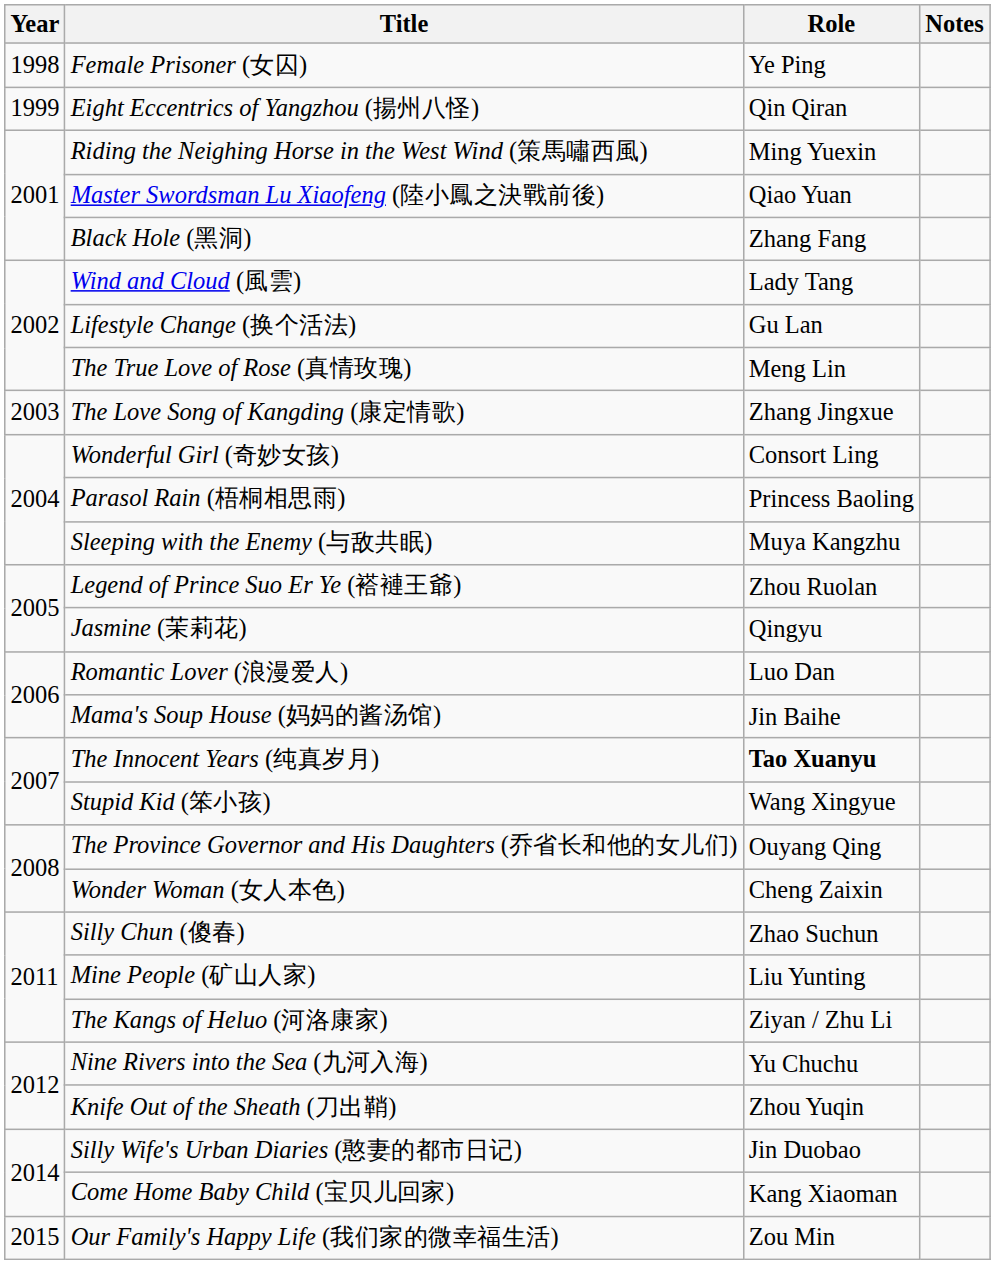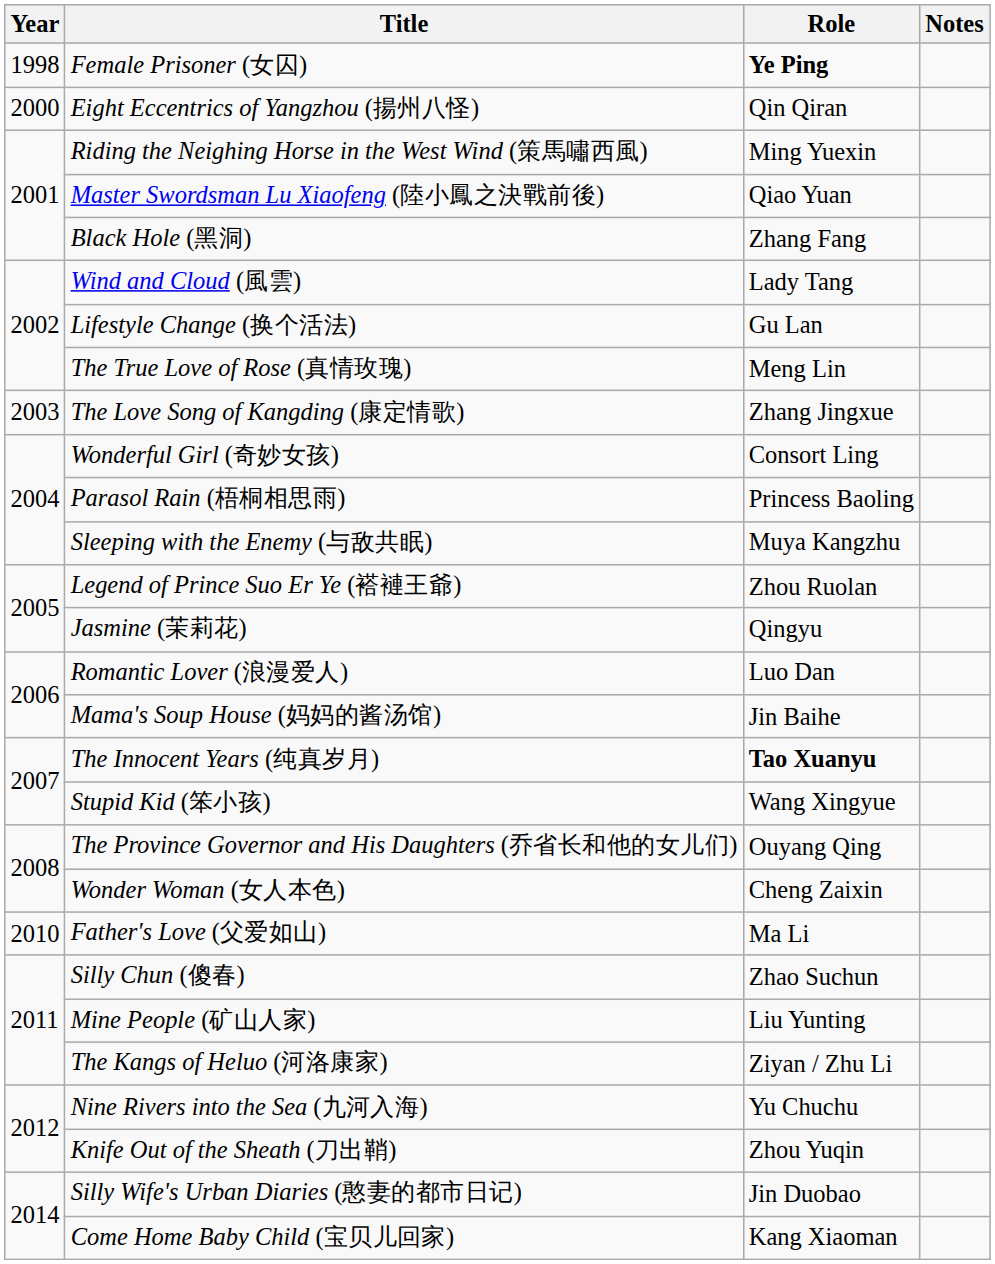(787, 65) normal -> (789, 65) bold
(35, 108) 1999 -> (35, 108) 2000
+ row: (198, 932)
- row: (315, 1236)
